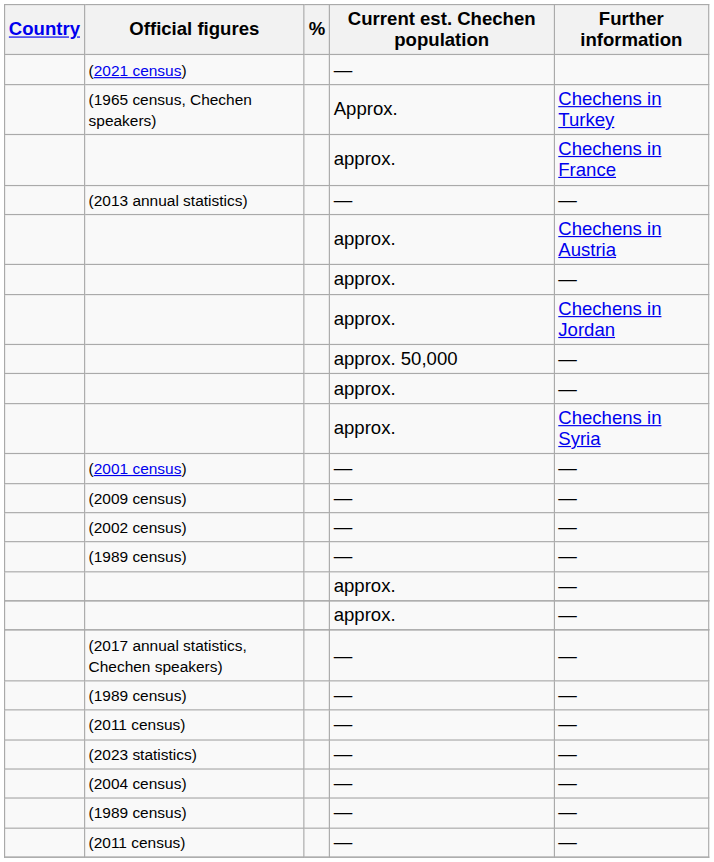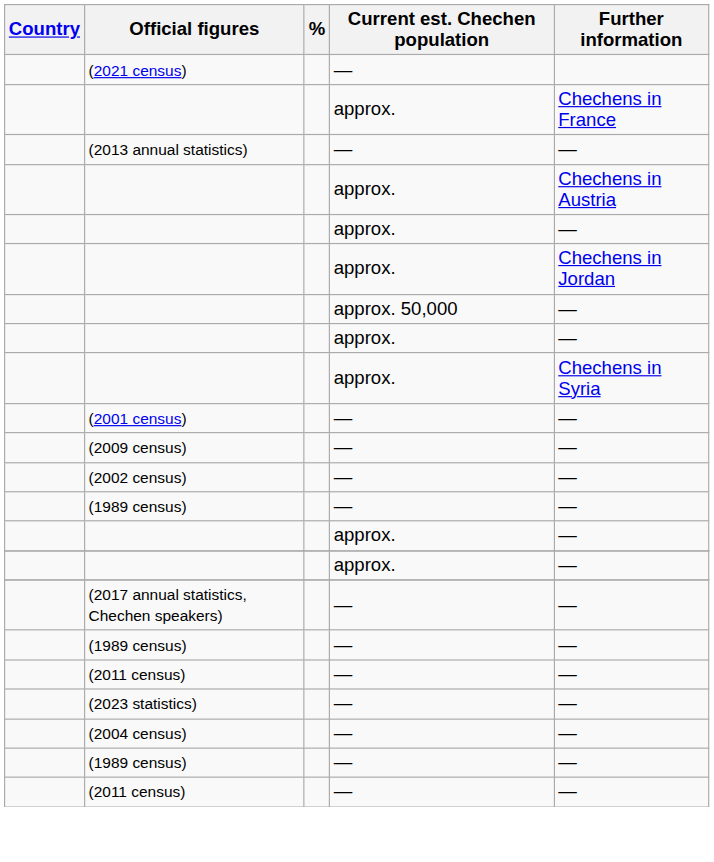- row: (170, 110)
